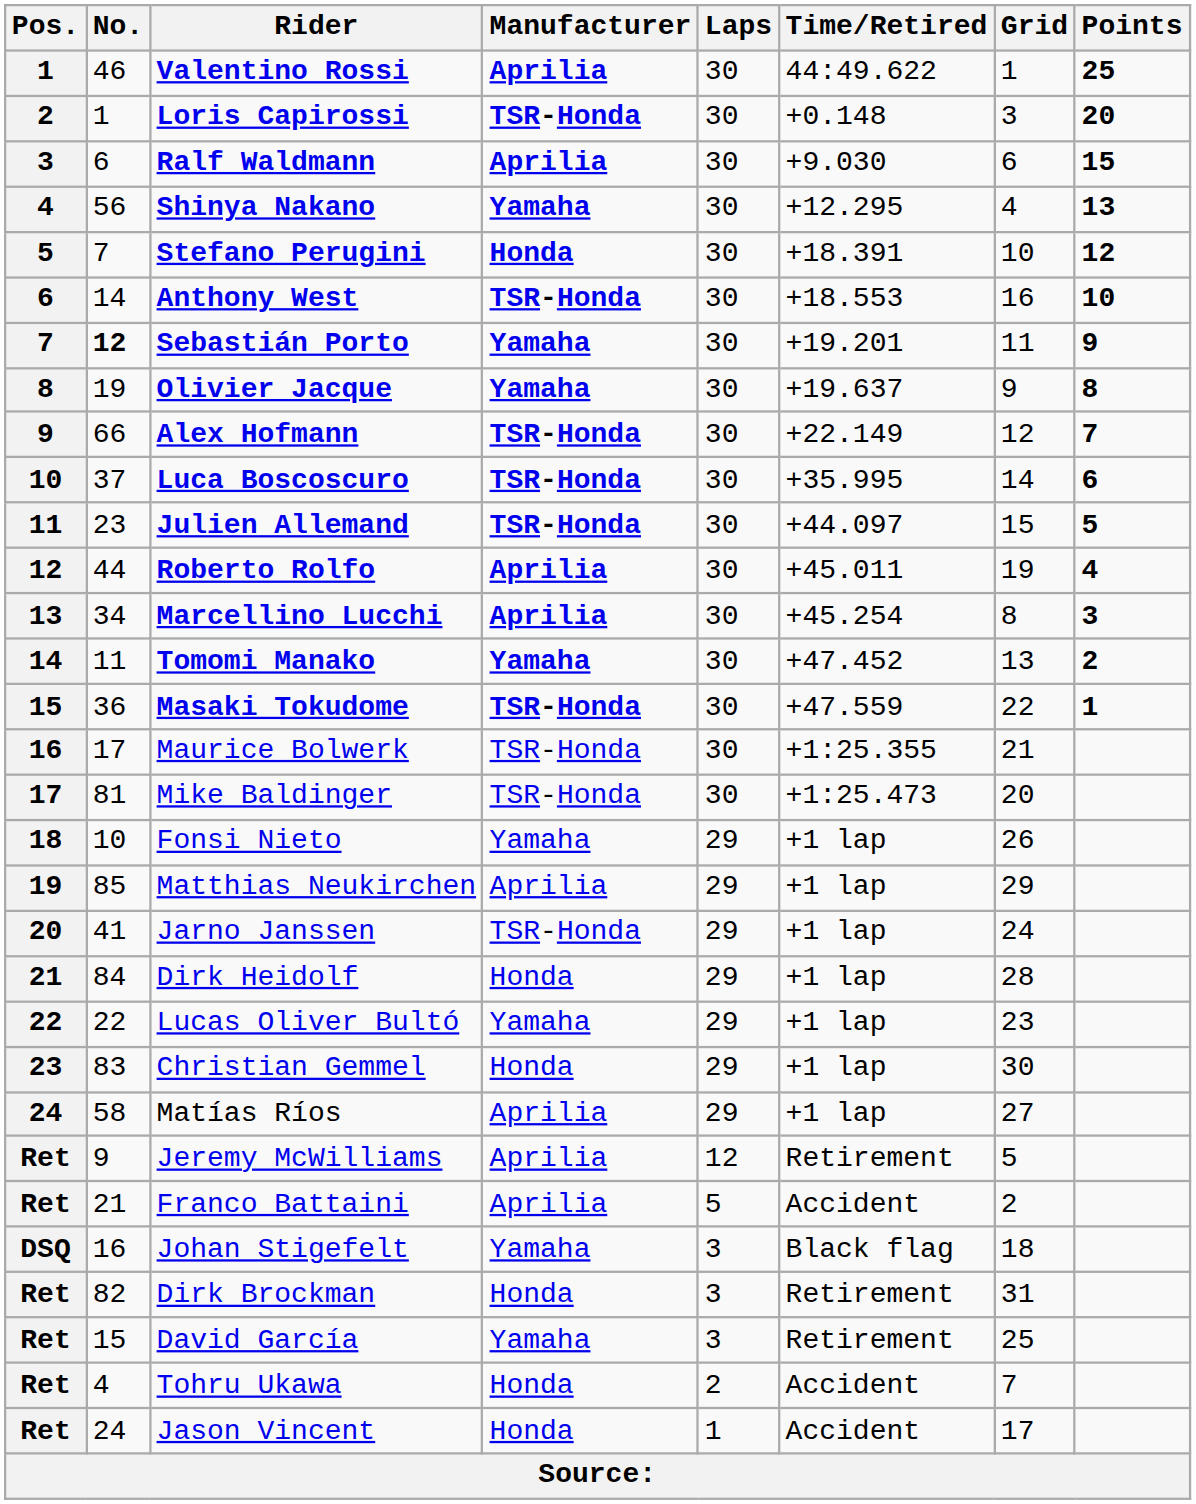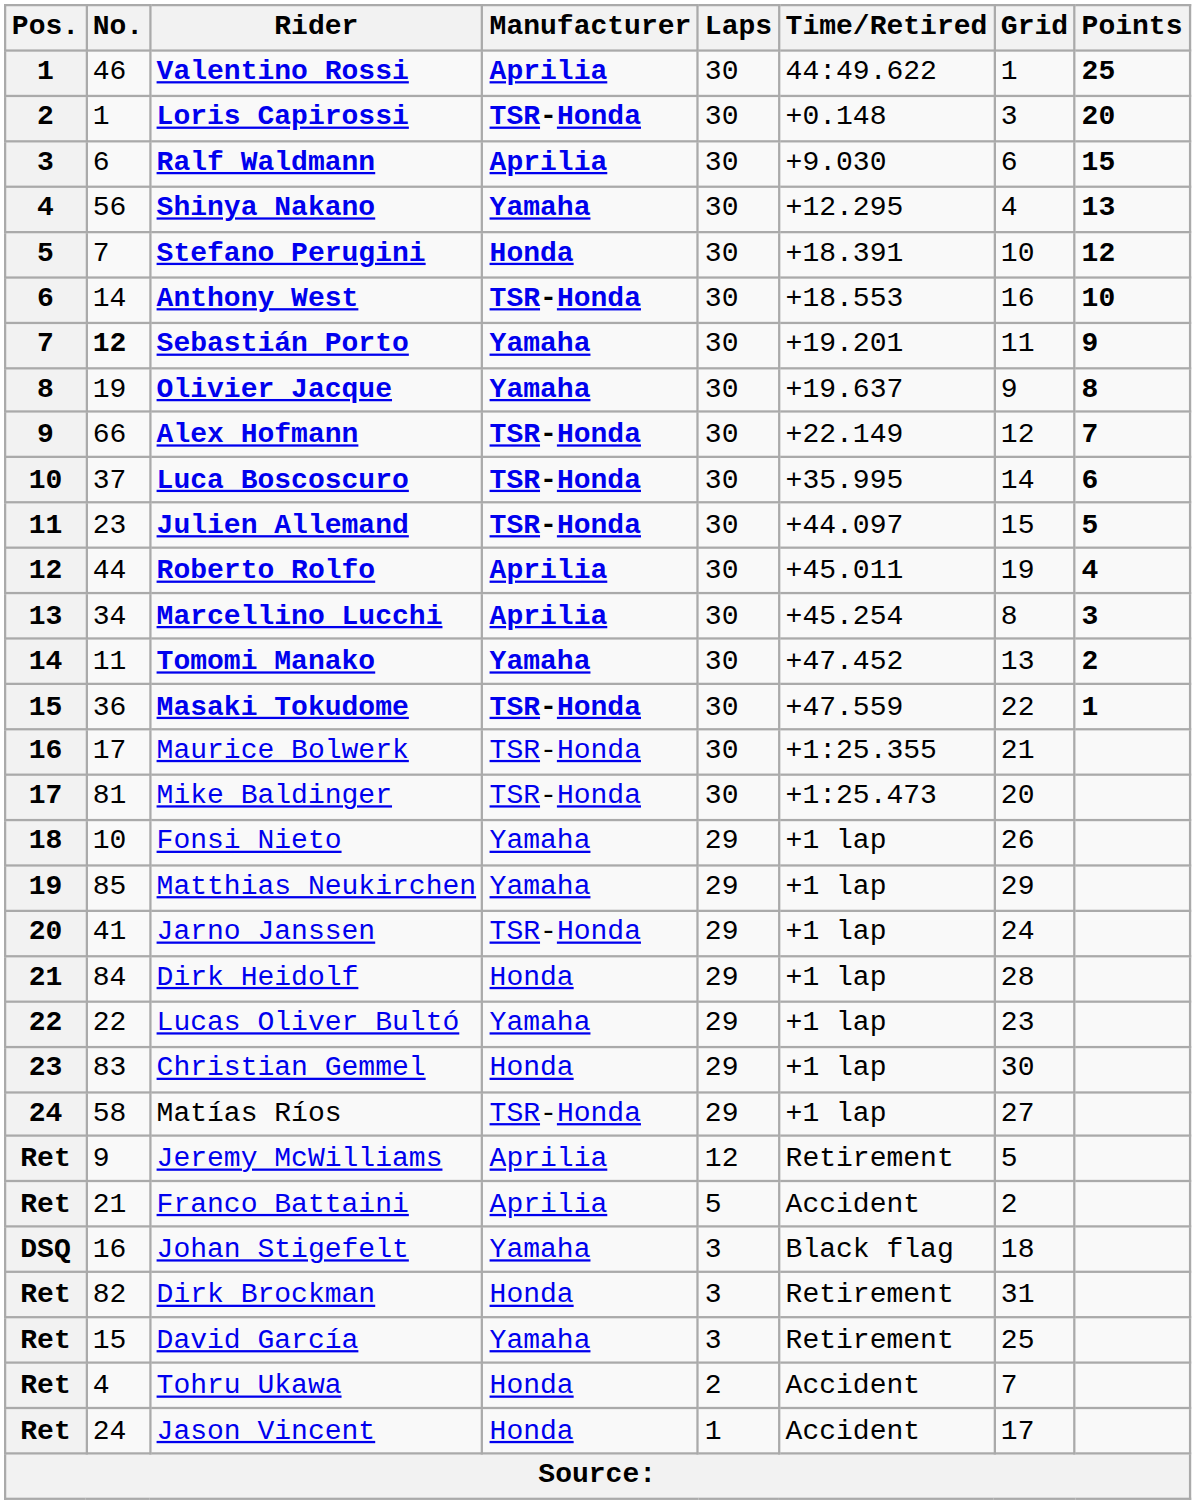(548, 888) Aprilia -> (540, 888) Yamaha
(548, 1114) Aprilia -> (565, 1114) TSR-Honda
